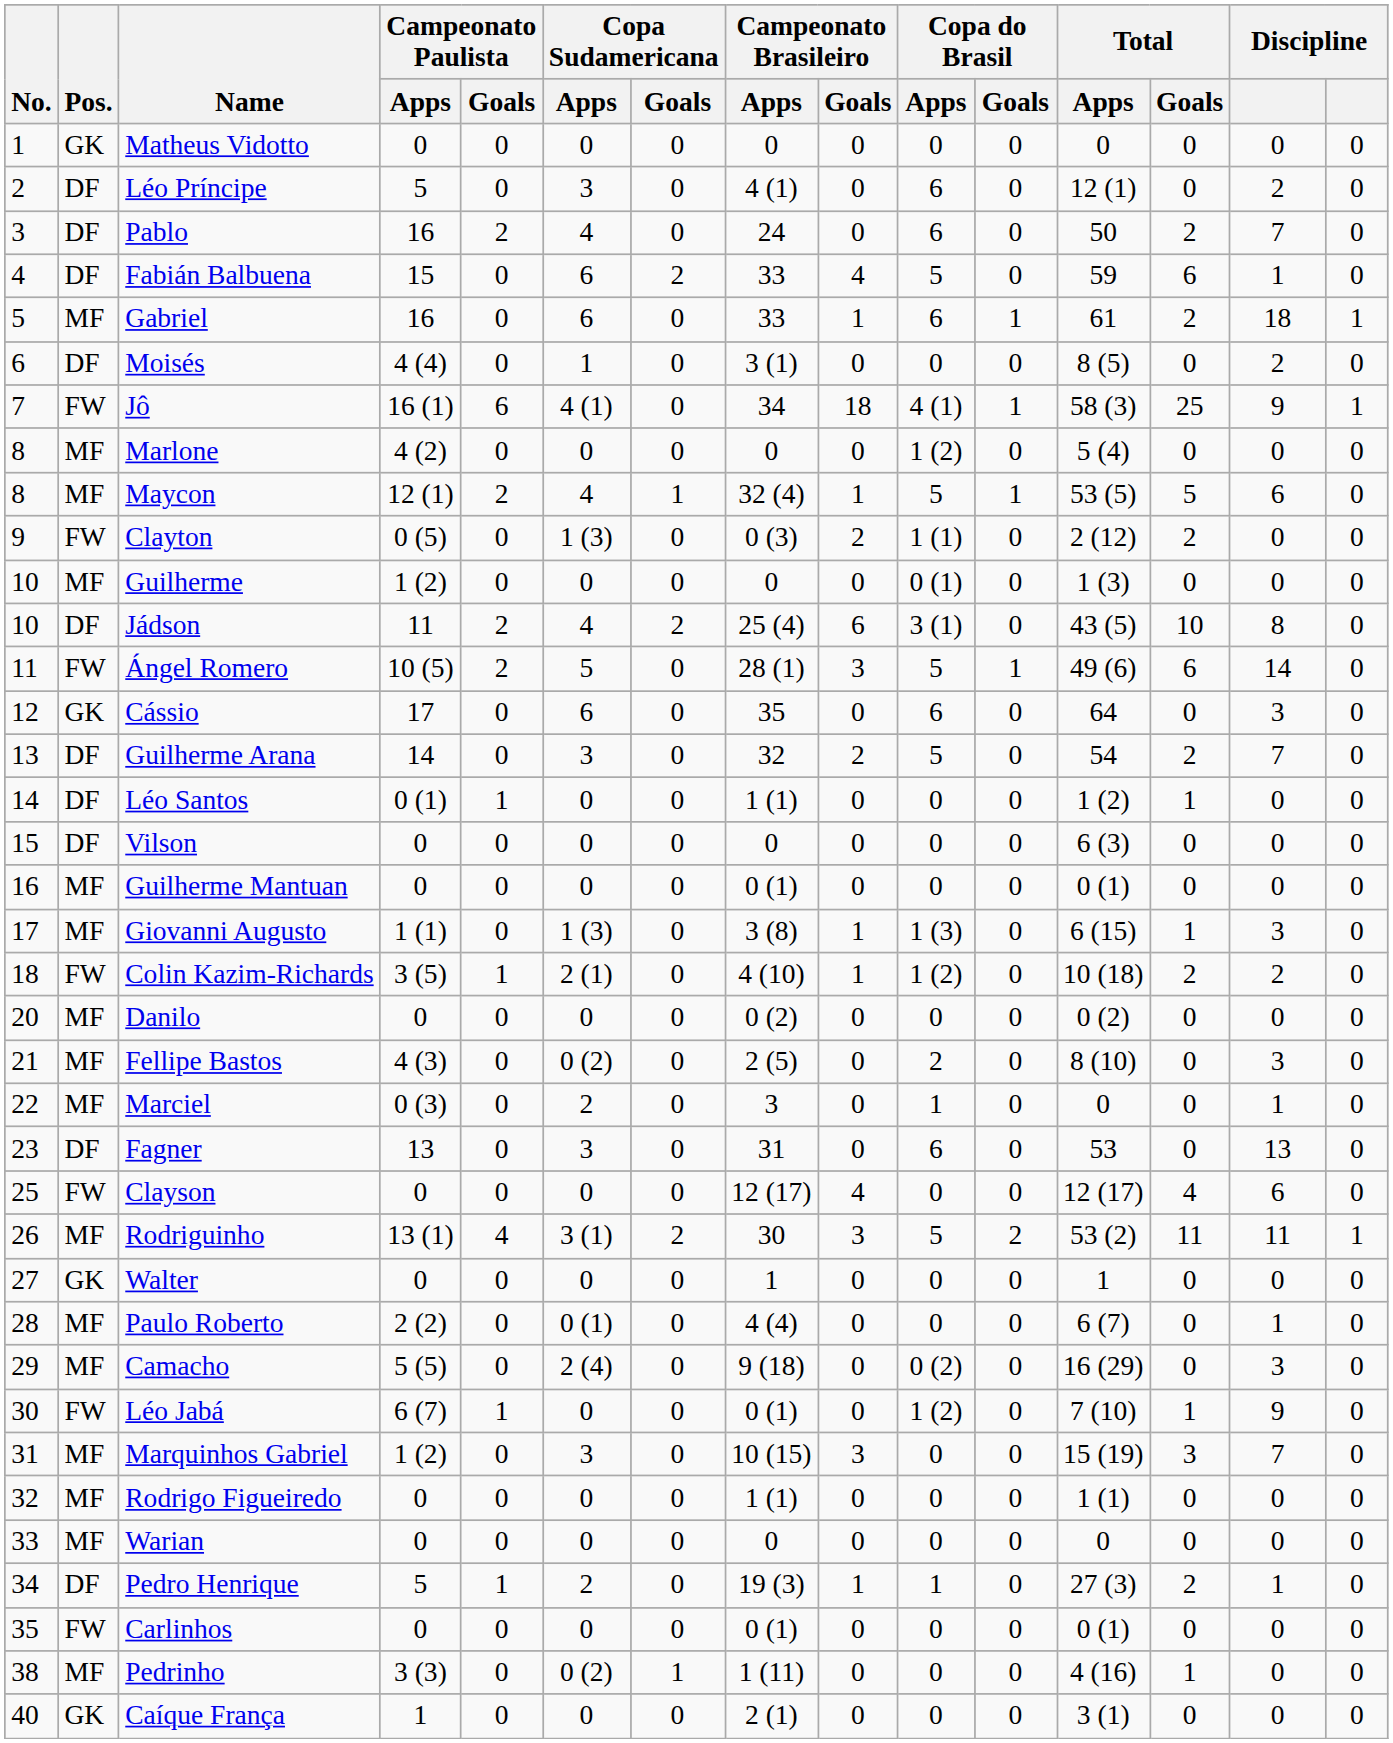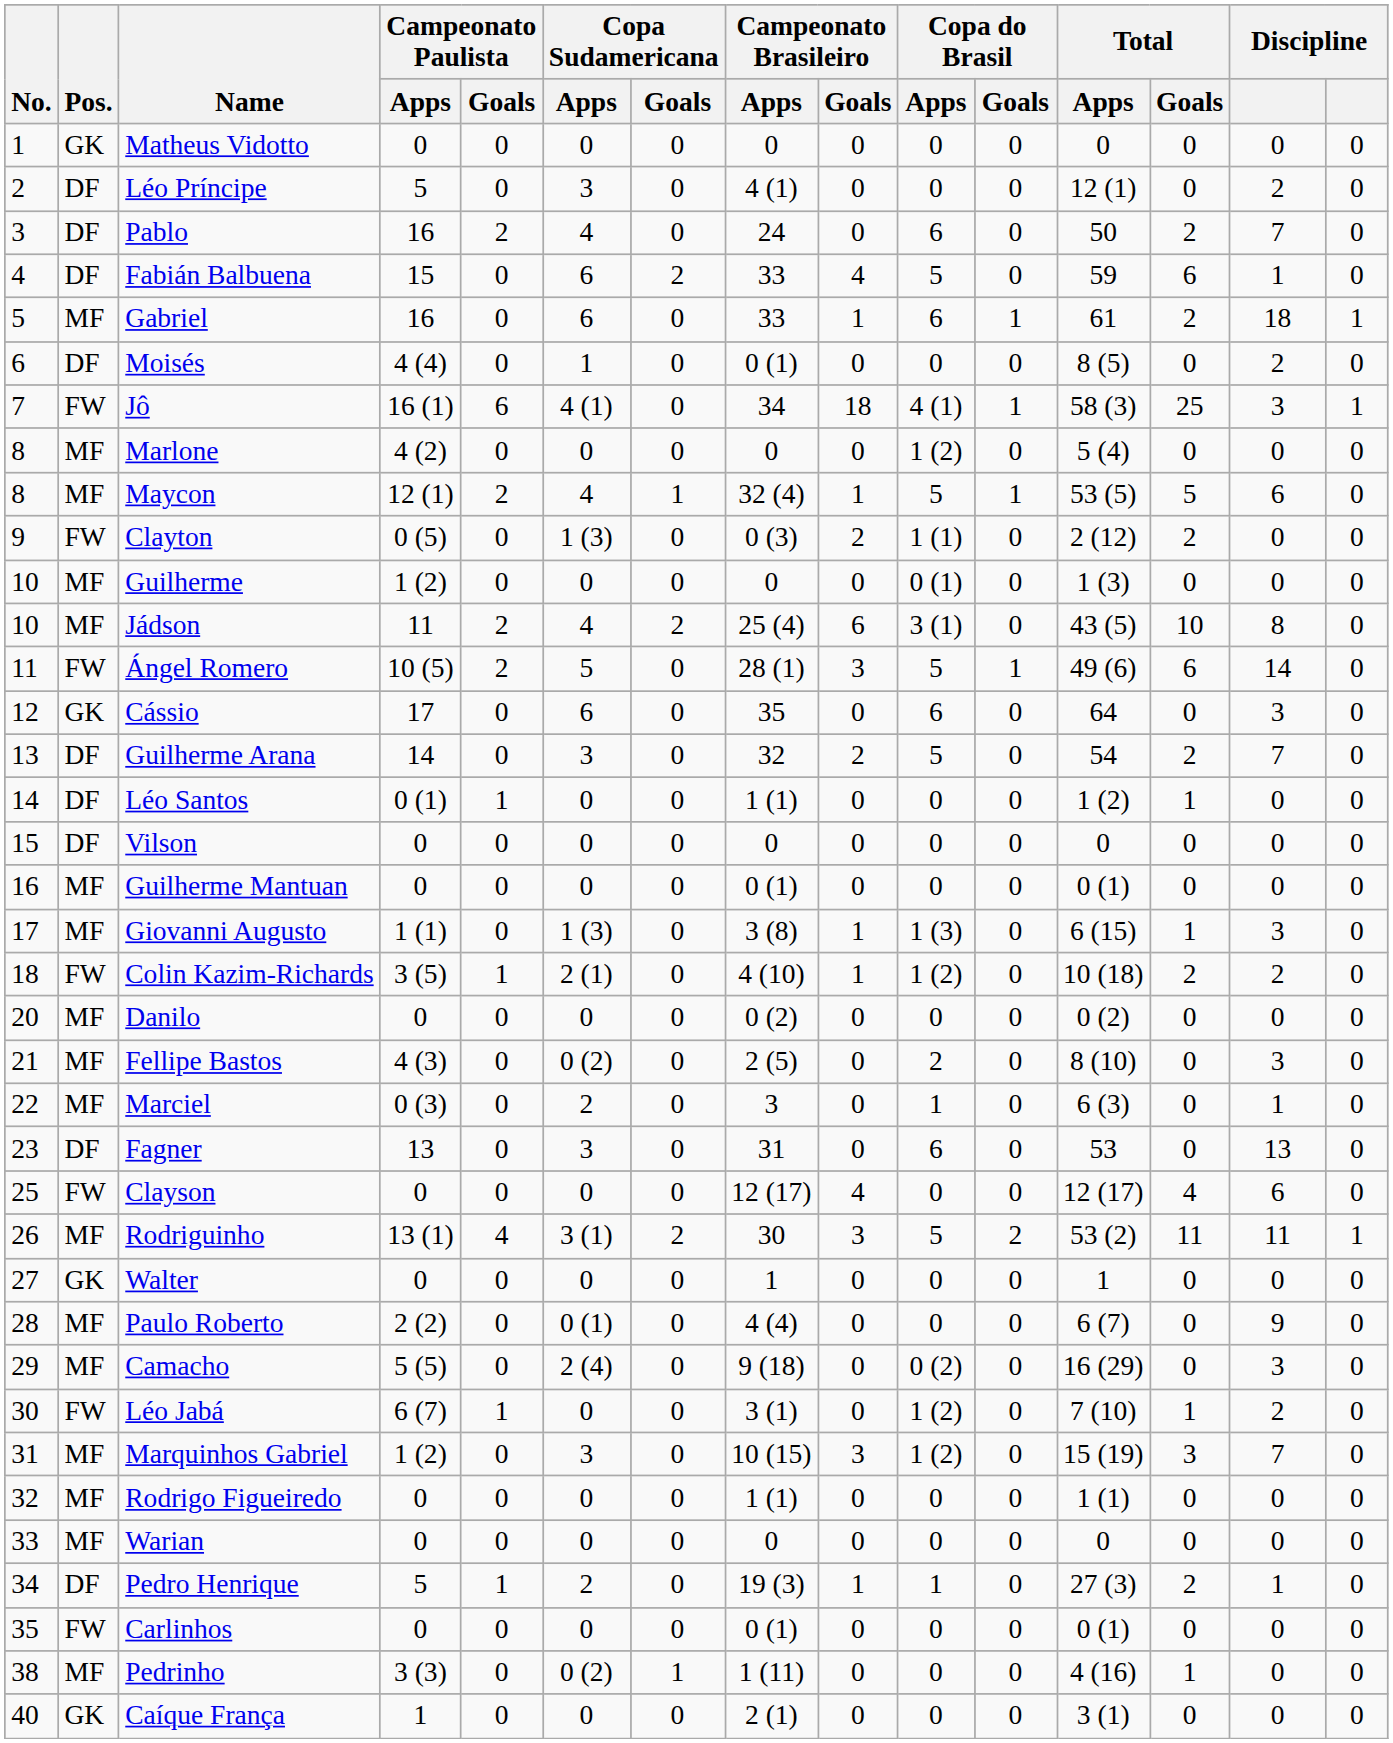(936, 188) 6 -> (936, 188) 0
(771, 362) 3 (1) -> (771, 362) 0 (1)
(1278, 406) 9 -> (1278, 406) 3
(82, 624) DF -> (84, 624) MF
(1103, 842) 6 (3) -> (1103, 842) 0
(1103, 1104) 0 -> (1103, 1104) 6 (3)
(1278, 1322) 1 -> (1278, 1322) 9
(771, 1410) 0 (1) -> (771, 1410) 3 (1)
(1278, 1410) 9 -> (1278, 1410) 2
(936, 1453) 0 -> (936, 1453) 1 (2)
